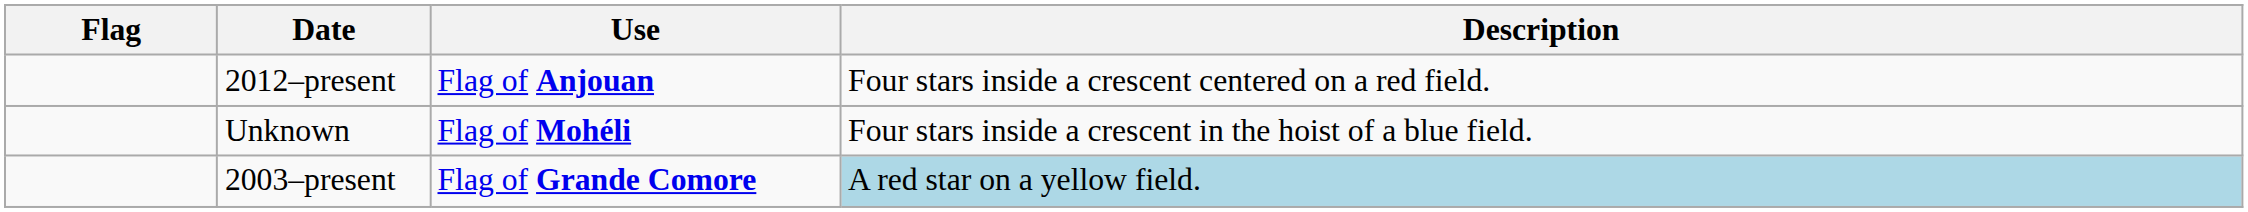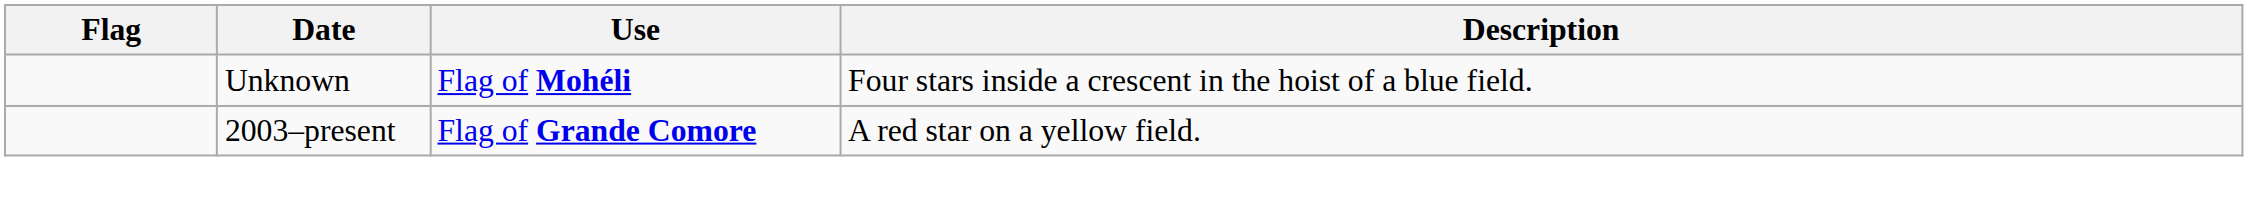- row: (310, 79)
(1024, 180) lightblue background -> (1024, 130) no background
